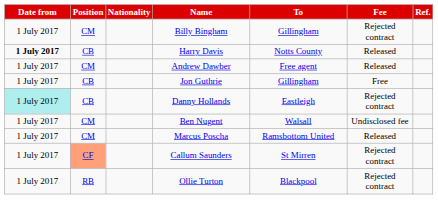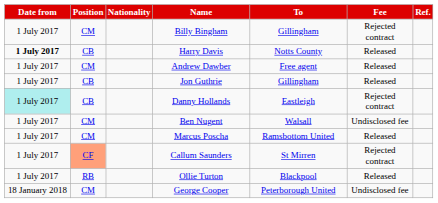(380, 81) Free -> (380, 81) Released
(380, 181) Rejected contract -> (380, 176) Released
+ row: (201, 191)
